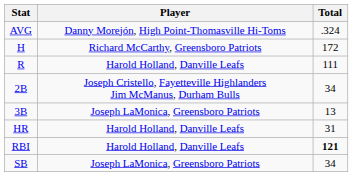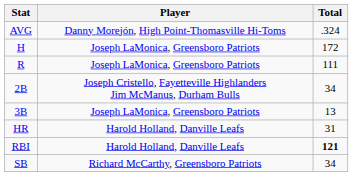(175, 47) Richard McCarthy, Greensboro Patriots -> (175, 47) Joseph LaMonica, Greensboro Patriots
(175, 64) Harold Holland, Danville Leafs -> (175, 64) Joseph LaMonica, Greensboro Patriots
(175, 163) Joseph LaMonica, Greensboro Patriots -> (175, 163) Richard McCarthy, Greensboro Patriots
